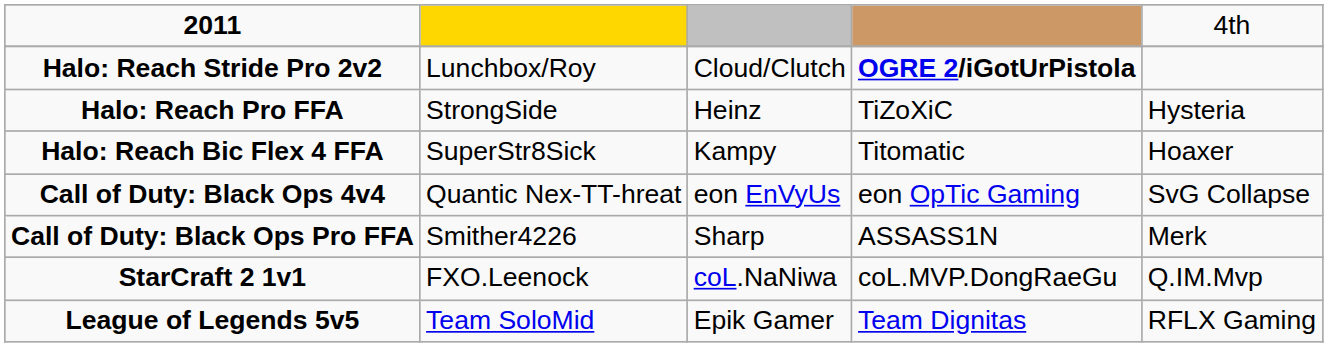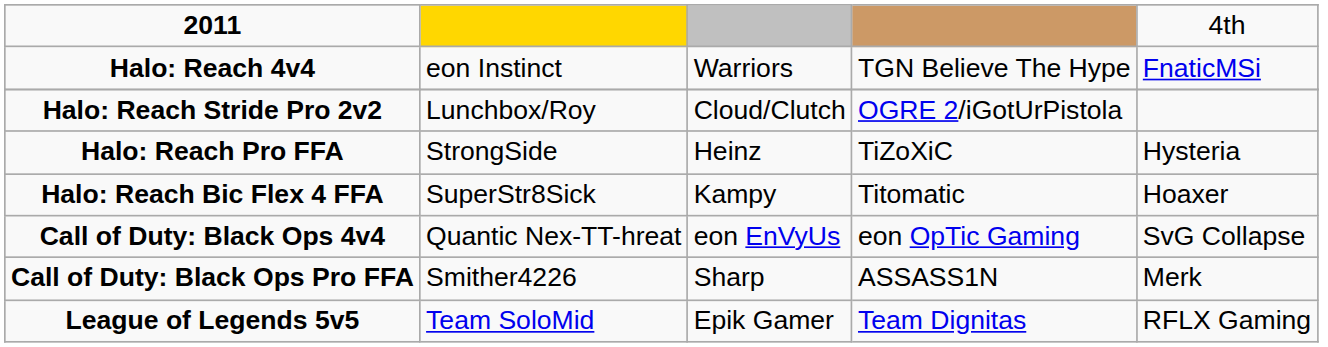+ row: (212, 67)
(997, 67) bold -> (990, 109) normal
- row: (212, 278)
